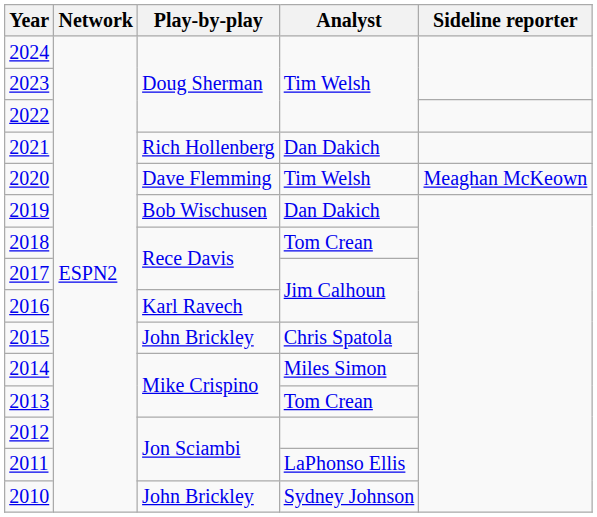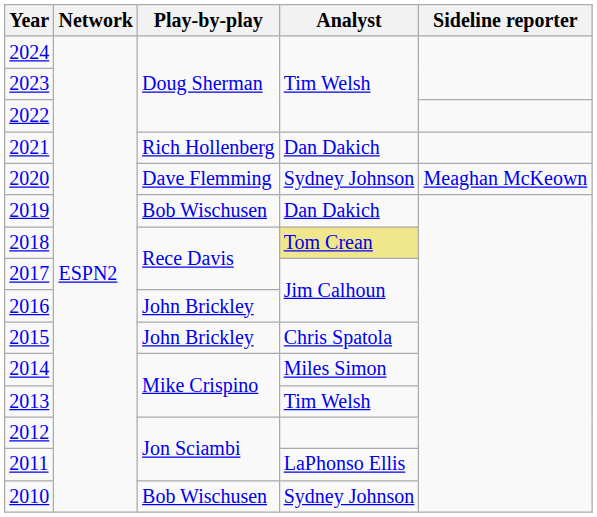(327, 178) Tim Welsh -> (349, 178) Sydney Johnson
(328, 242) no background -> (328, 242) khaki background
(192, 305) Karl Ravech -> (198, 305) John Brickley
(328, 400) Tom Crean -> (327, 400) Tim Welsh
(198, 496) John Brickley -> (205, 496) Bob Wischusen
